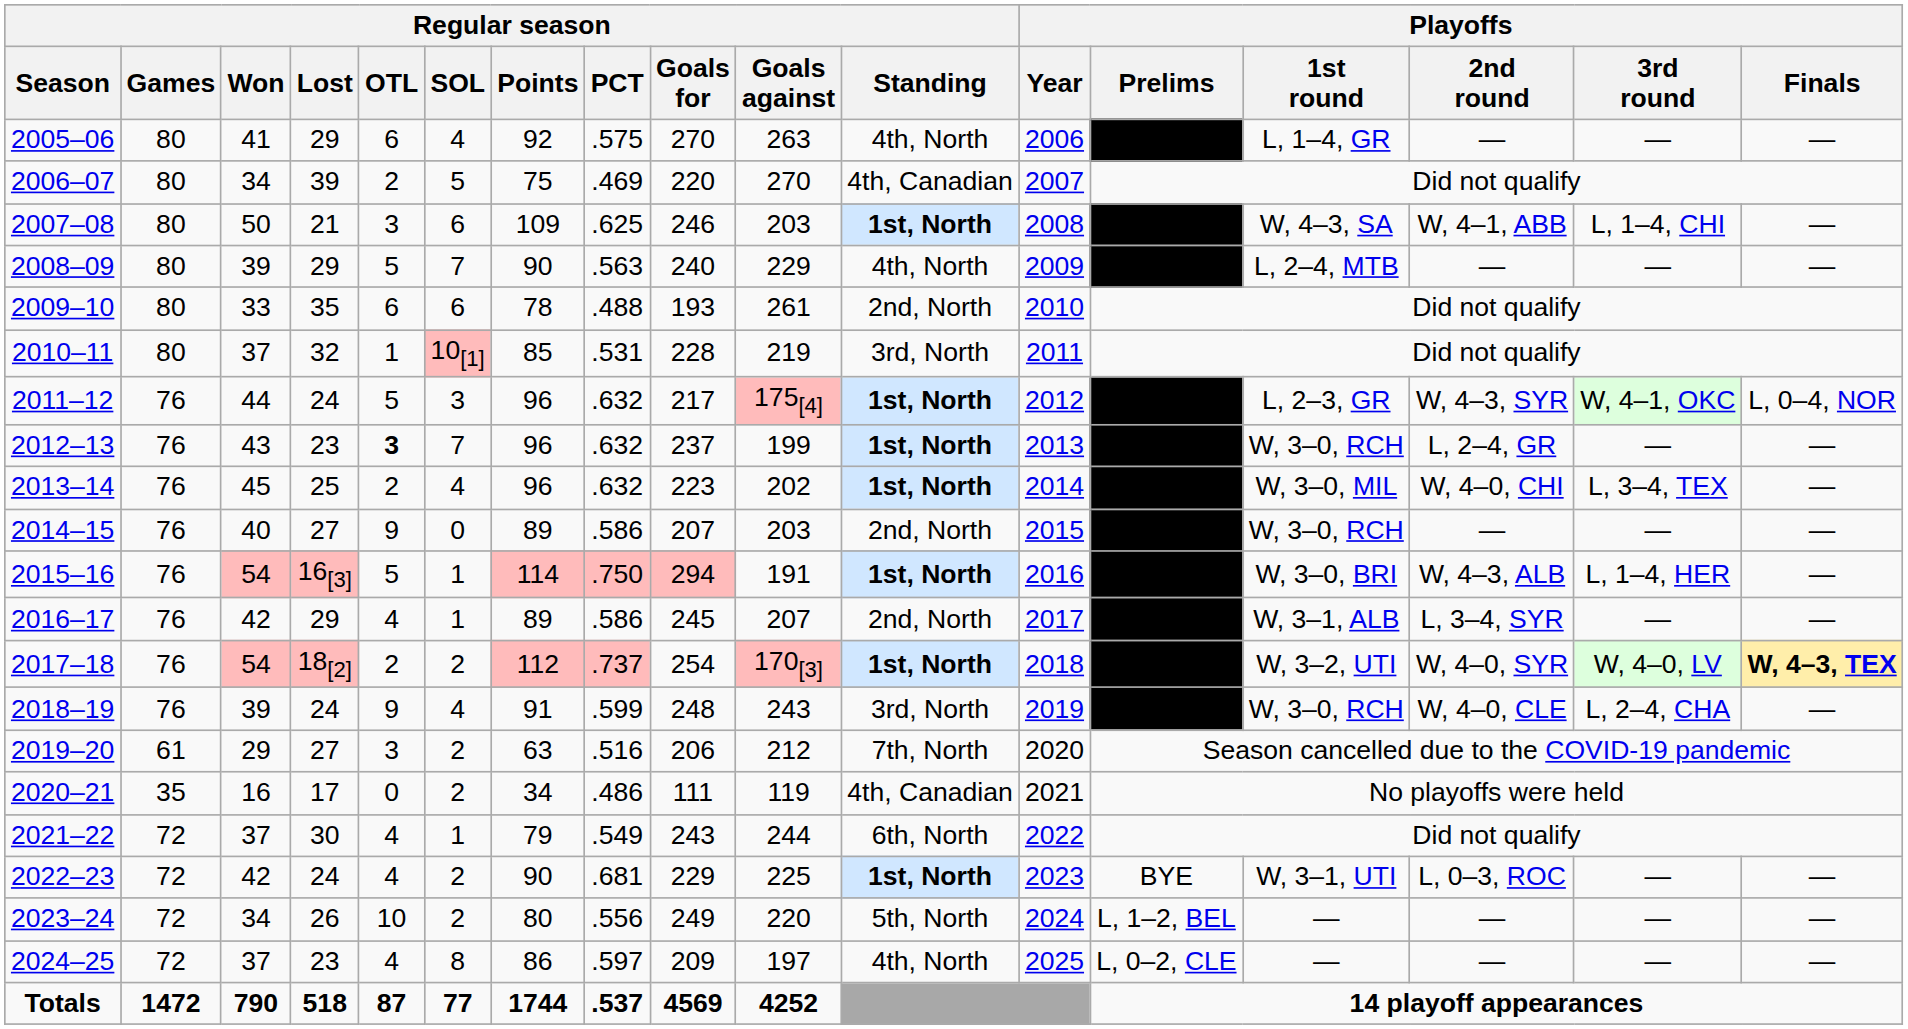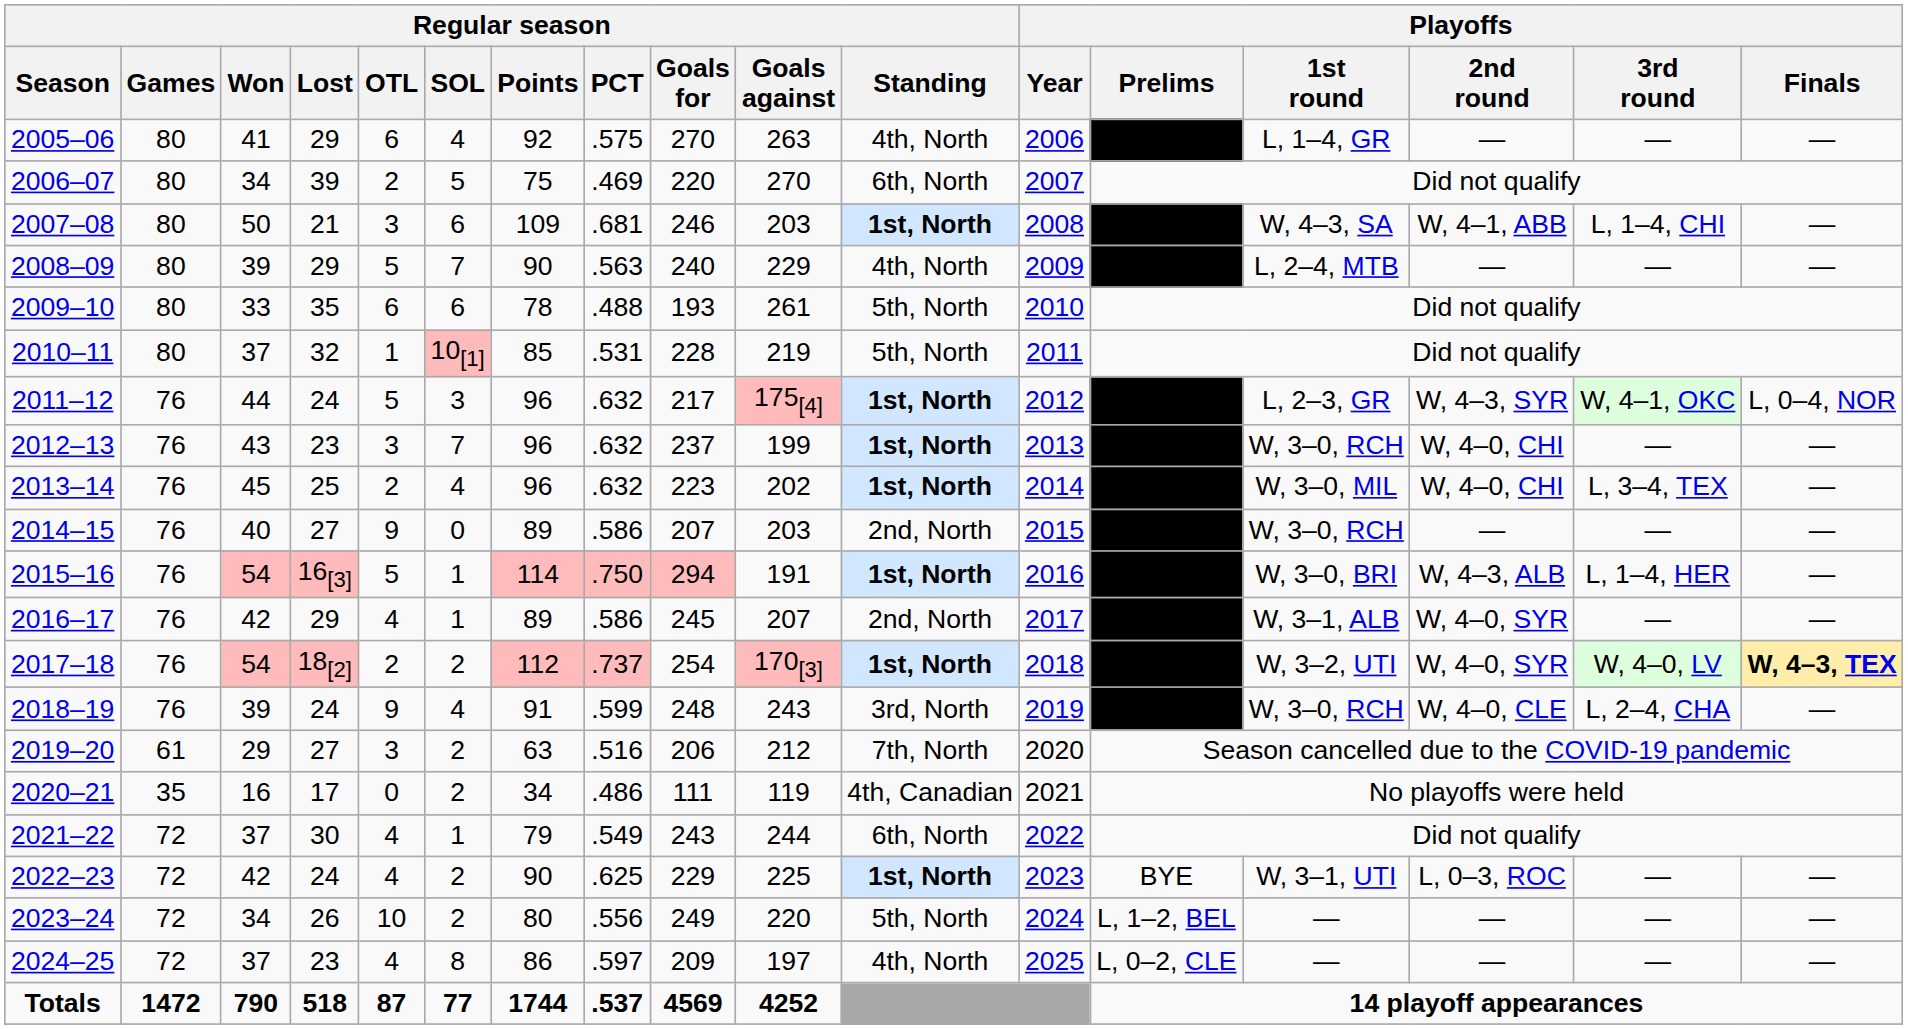(930, 181) 4th, Canadian -> (930, 181) 6th, North
(617, 223) .625 -> (617, 223) .681
(930, 308) 2nd, North -> (930, 308) 5th, North
(930, 352) 3rd, North -> (930, 352) 5th, North
(392, 445) bold -> (392, 445) normal
(1492, 445) L, 2–4, GR -> (1492, 445) W, 4–0, CHI
(1492, 618) L, 3–4, SYR -> (1492, 618) W, 4–0, SYR
(617, 876) .681 -> (617, 876) .625
